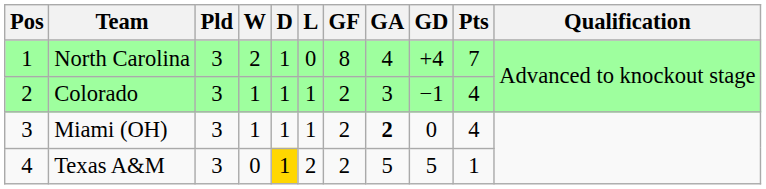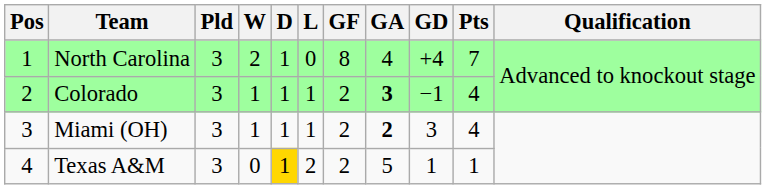(387, 93) normal -> (387, 93) bold
(431, 129) 0 -> (431, 129) 3
(431, 165) 5 -> (431, 165) 1
